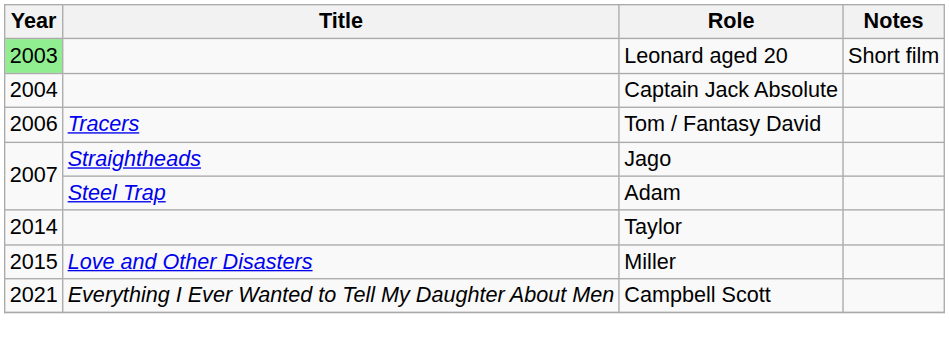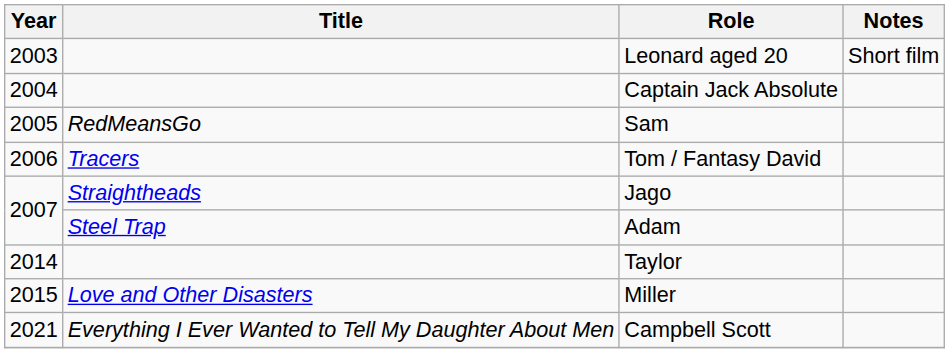(34, 55) lightgreen background -> (34, 55) no background
+ row: (647, 124)
